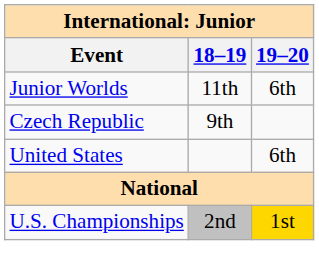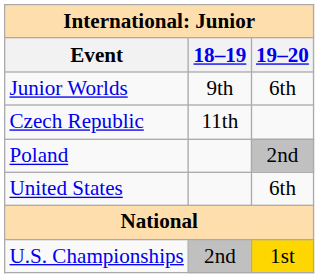(220, 88) 11th -> (220, 88) 9th
(220, 121) 9th -> (220, 121) 11th
+ row: (39, 155)
